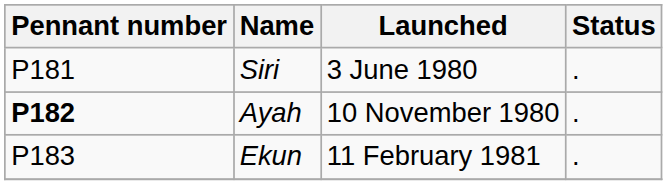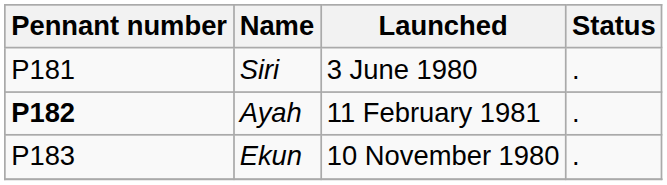(443, 112) 10 November 1980 -> (434, 112) 11 February 1981
(434, 156) 11 February 1981 -> (443, 156) 10 November 1980
